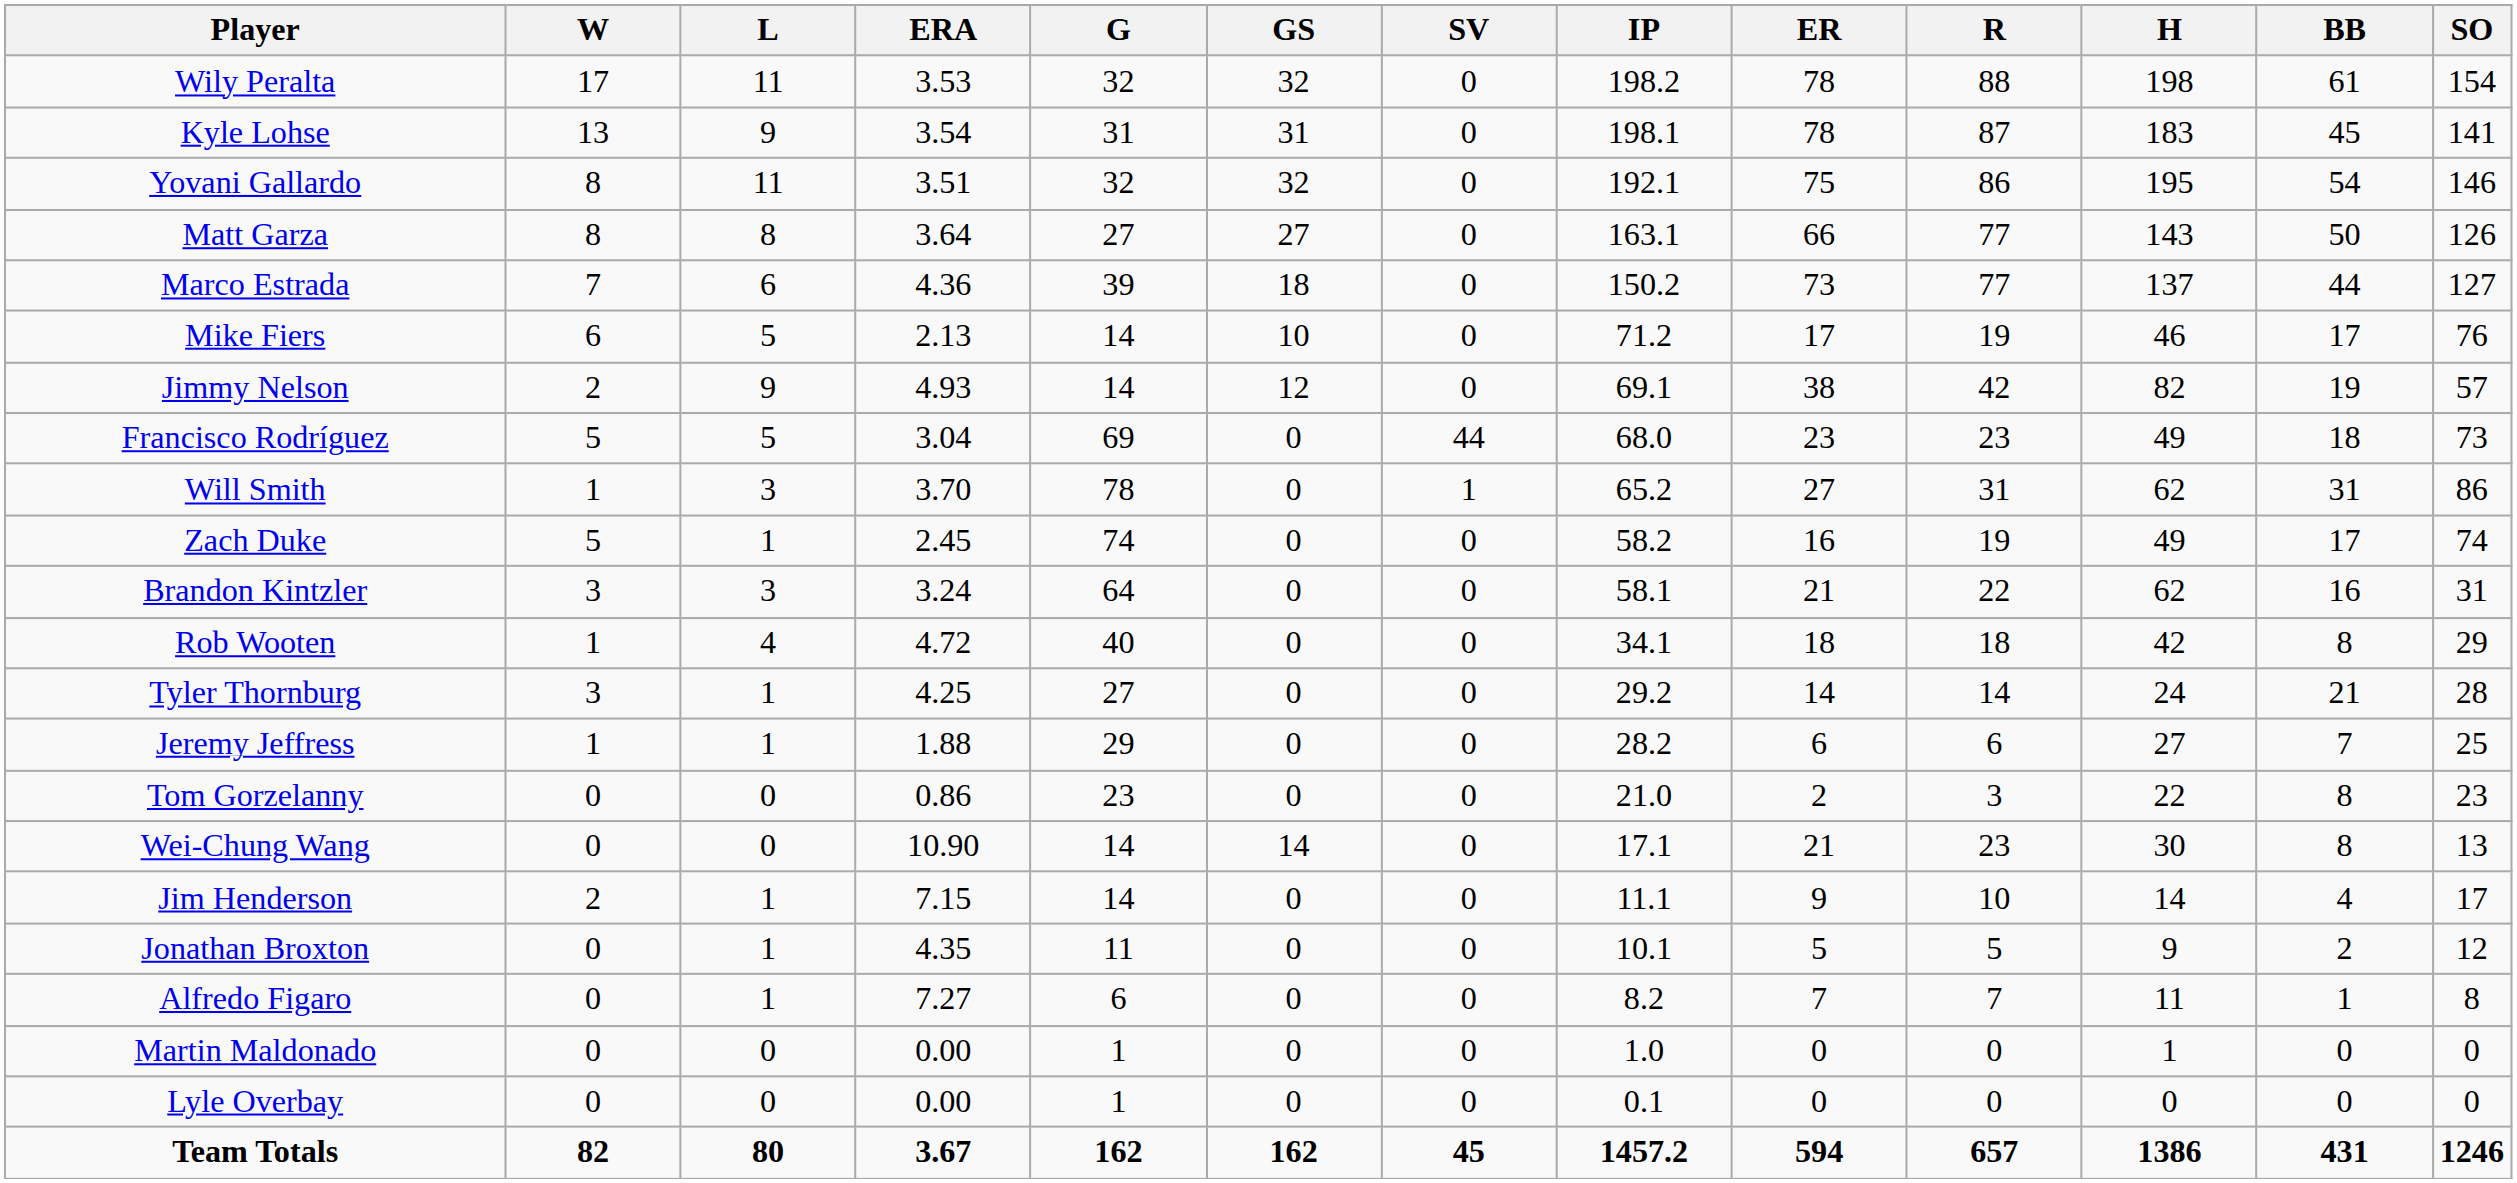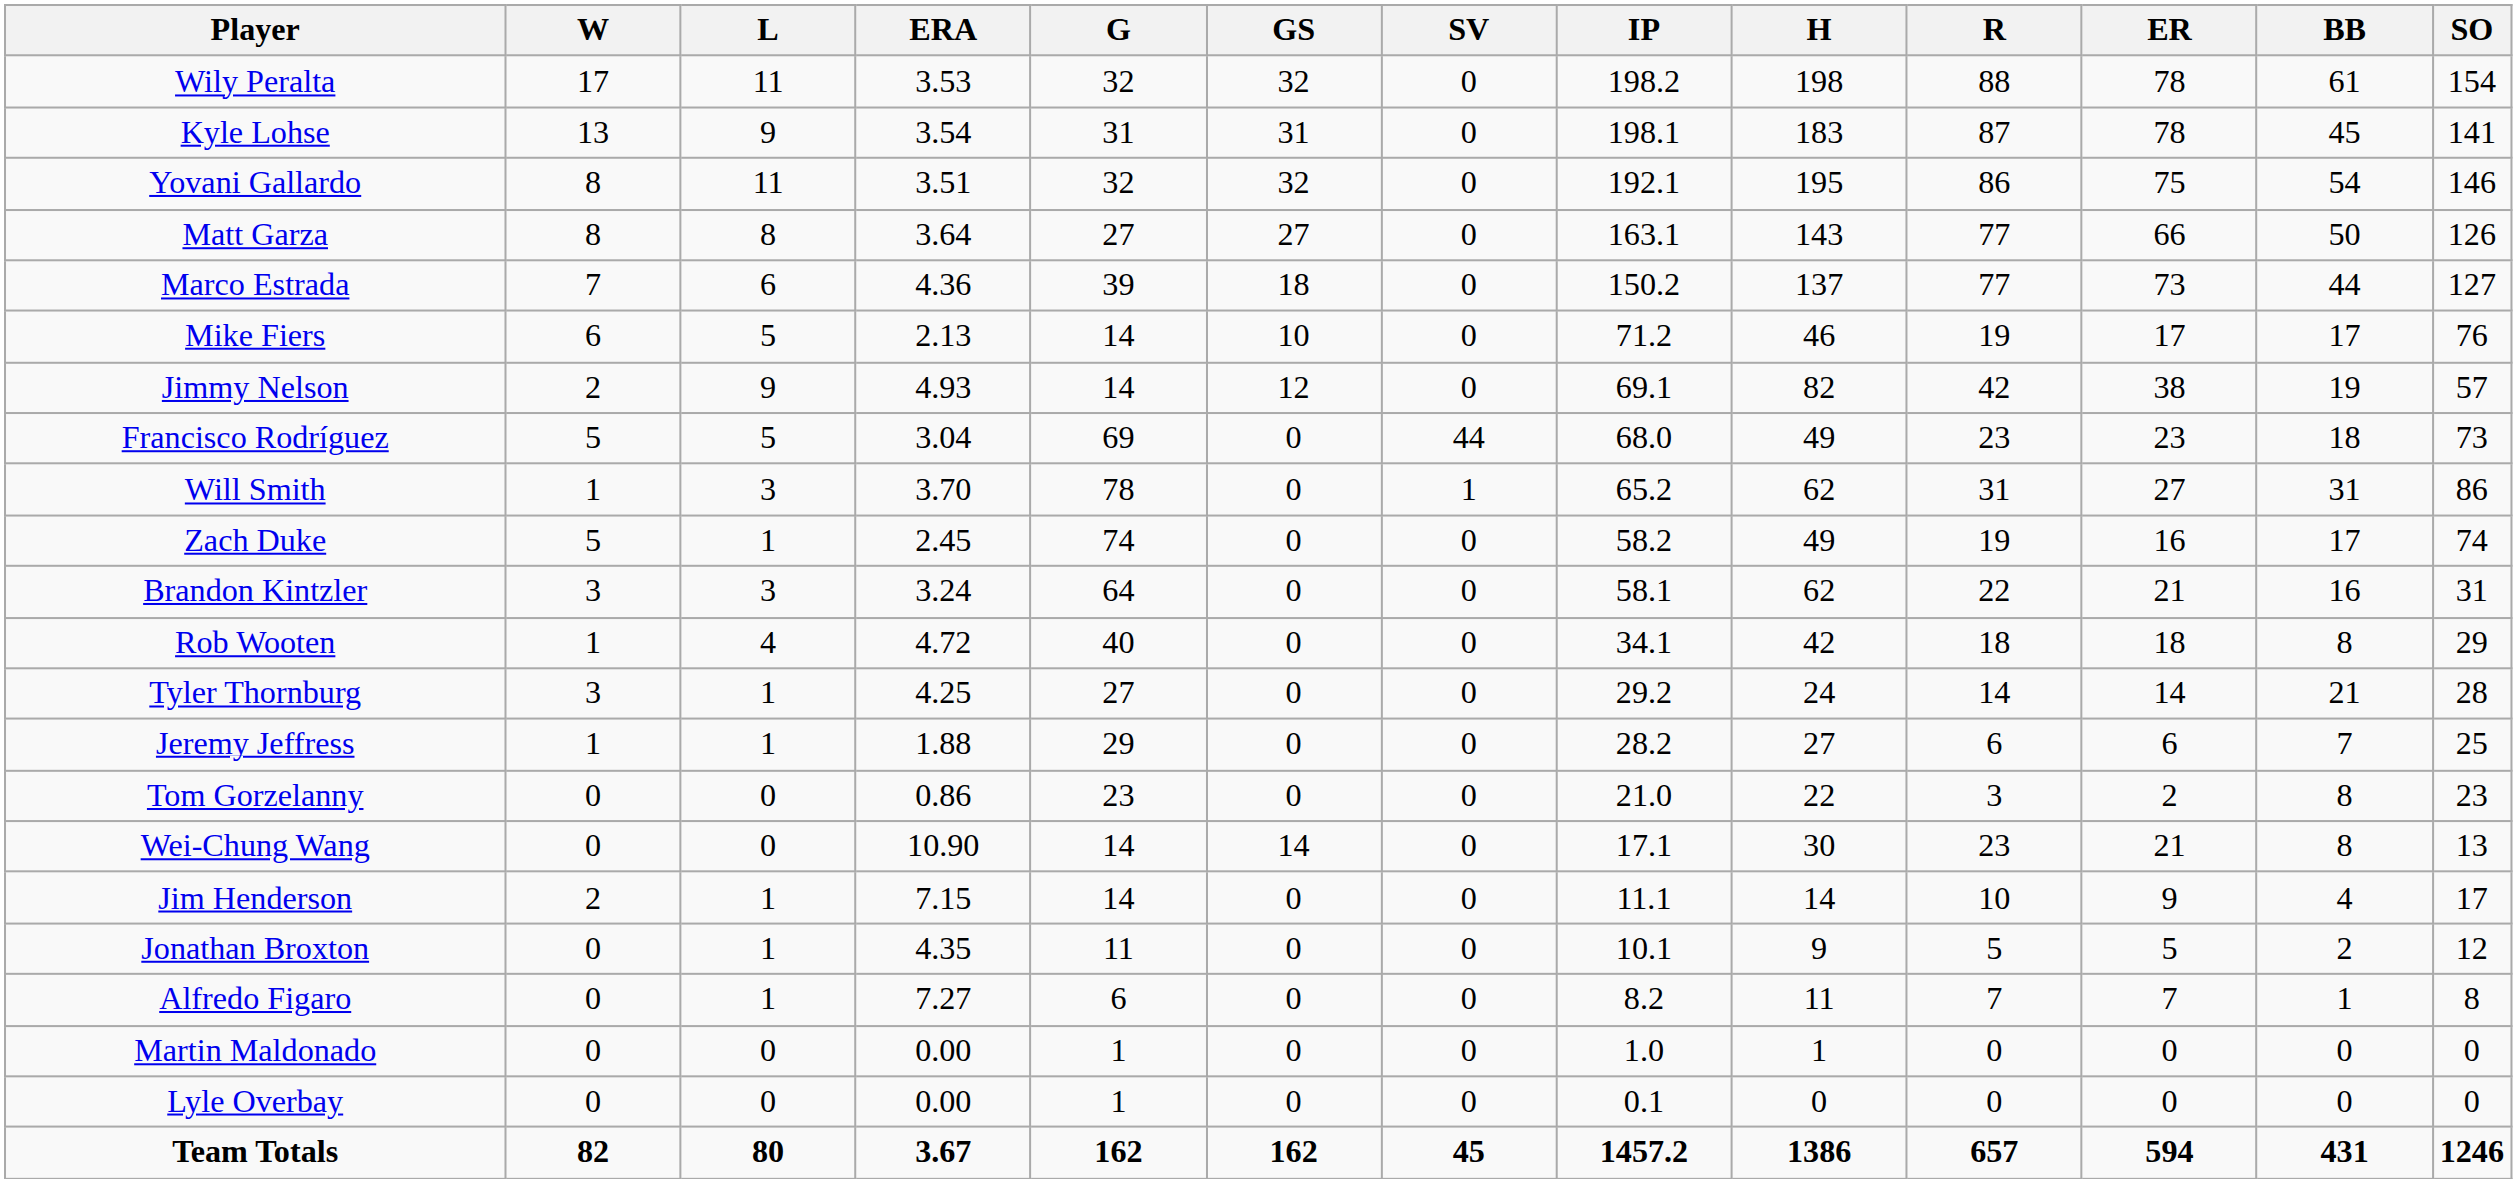columns swapped: (2169, 30) <-> (1819, 30)
